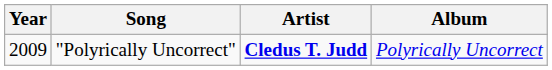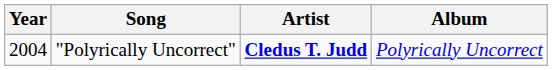(28, 49) 2009 -> (28, 49) 2004
